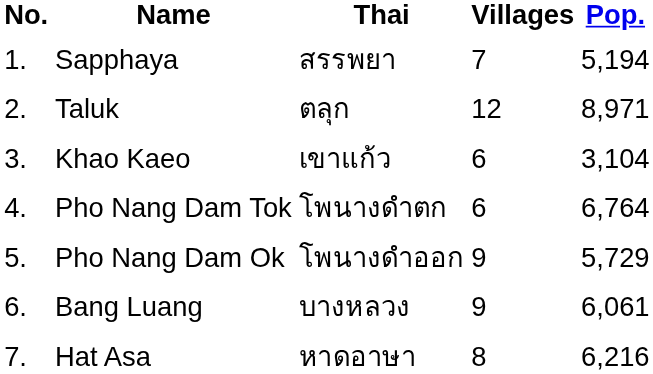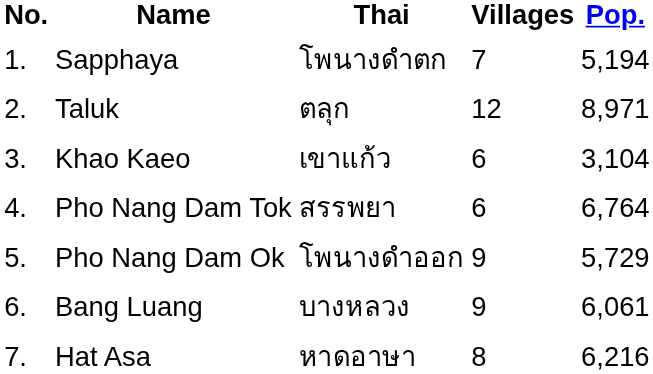(347, 59) สรรพยา -> (373, 59) โพนางดำตก
(373, 208) โพนางดำตก -> (347, 208) สรรพยา
